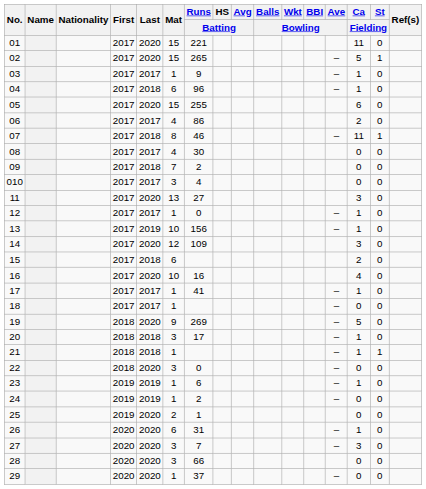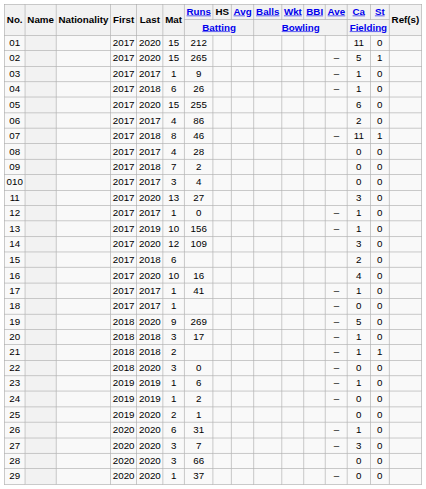(199, 43) 221 -> (199, 43) 212
(199, 89) 96 -> (199, 89) 26
(199, 151) 30 -> (199, 151) 28
(174, 352) 1 -> (174, 352) 2
